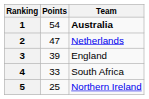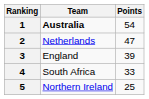columns swapped: (106, 11) <-> (55, 11)
